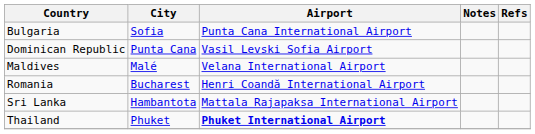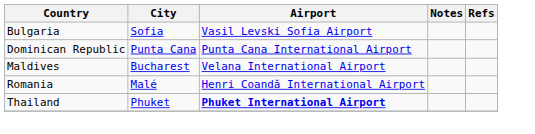(307, 31) Punta Cana International Airport -> (287, 31) Vasil Levski Sofia Airport
(287, 49) Vasil Levski Sofia Airport -> (307, 49) Punta Cana International Airport
(144, 67) Malé -> (160, 67) Bucharest
(160, 85) Bucharest -> (144, 85) Malé
- row: (37, 102)
